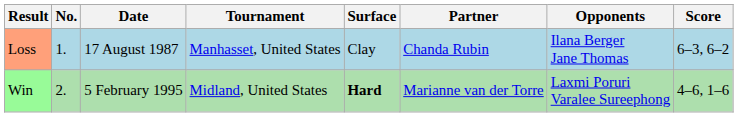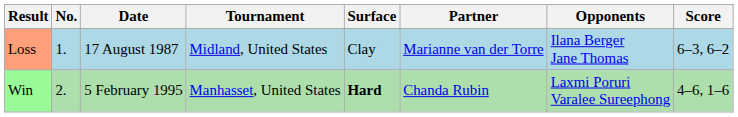(265, 48) Manhasset, United States -> (258, 48) Midland, United States
(446, 48) Chanda Rubin -> (473, 48) Marianne van der Torre
(258, 90) Midland, United States -> (265, 90) Manhasset, United States
(473, 90) Marianne van der Torre -> (446, 90) Chanda Rubin
